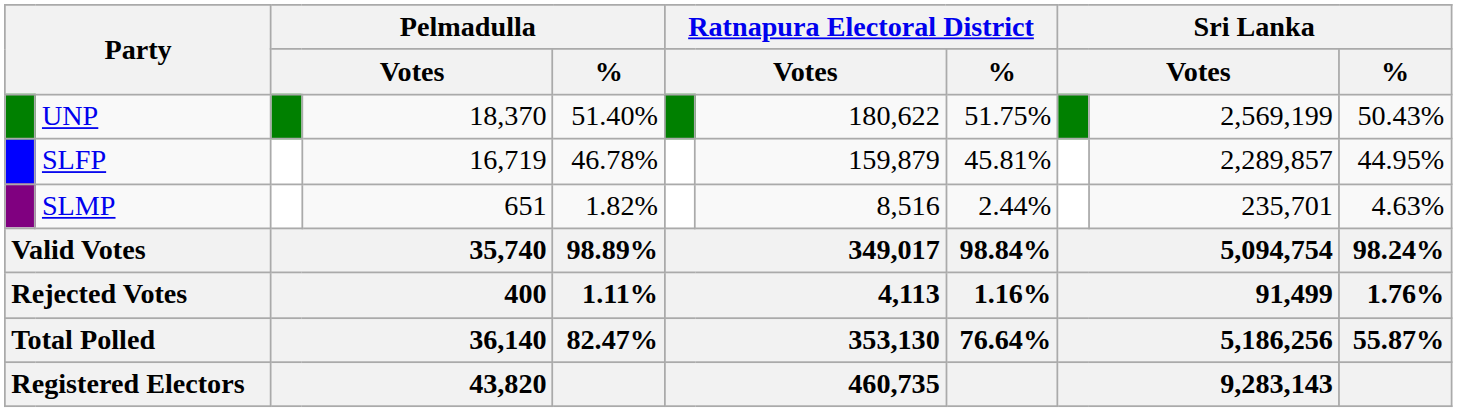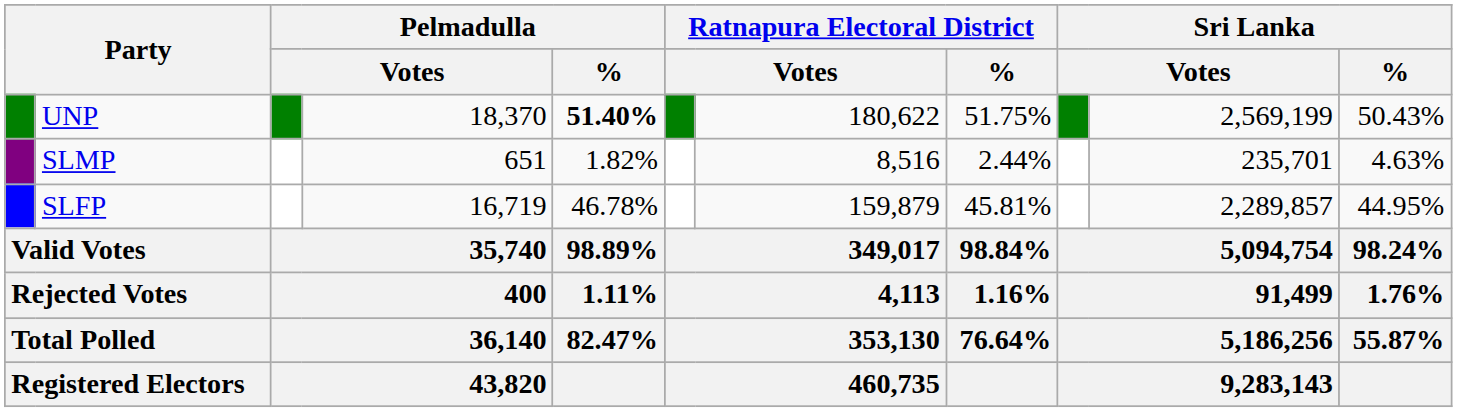(615, 116) normal -> (612, 116) bold
rows swapped: (74, 160) <-> (79, 205)
